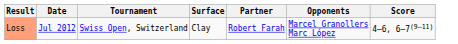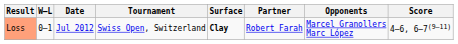+ column: (45, 10)
(201, 28) normal -> (219, 28) bold
